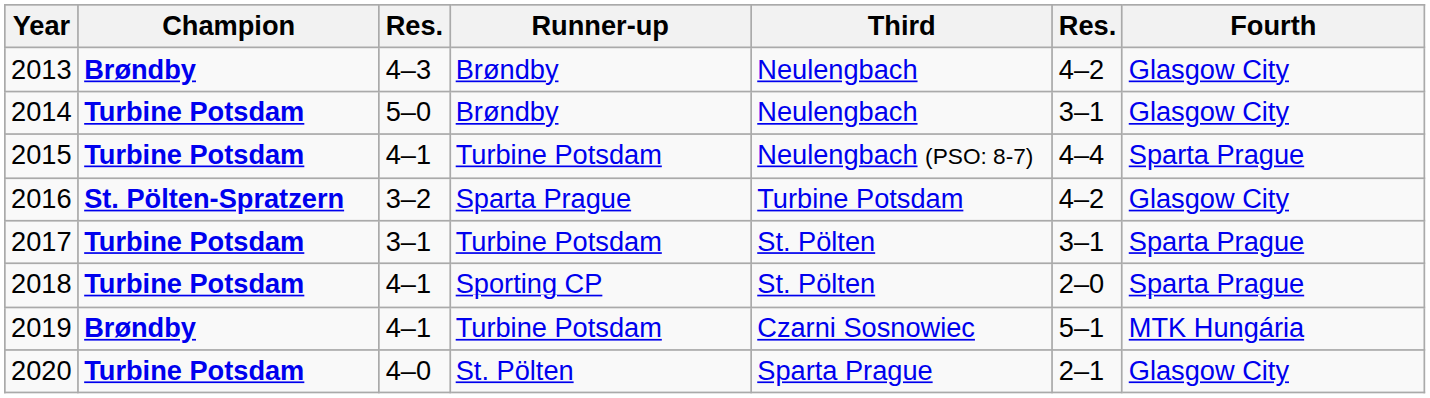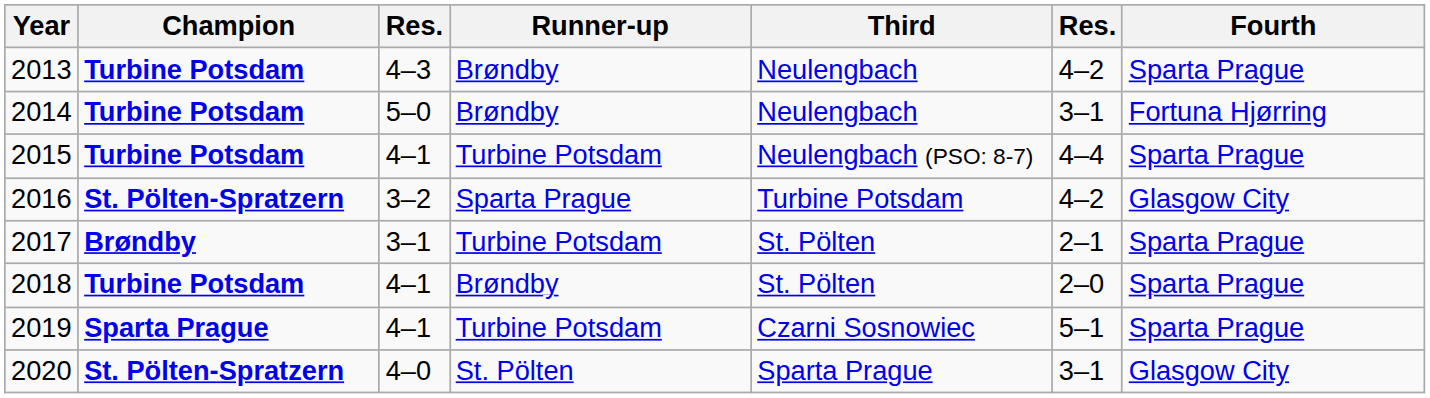(140, 69) Brøndby -> (194, 69) Turbine Potsdam
(1209, 69) Glasgow City -> (1216, 69) Sparta Prague
(1209, 112) Glasgow City -> (1228, 112) Fortuna Hjørring
(194, 241) Turbine Potsdam -> (140, 241) Brøndby
(1081, 241) 3–1 -> (1081, 241) 2–1
(529, 284) Sporting CP -> (507, 284) Brøndby
(140, 328) Brøndby -> (176, 328) Sparta Prague
(1216, 328) MTK Hungária -> (1216, 328) Sparta Prague
(194, 371) Turbine Potsdam -> (214, 371) St. Pölten-Spratzern
(1081, 371) 2–1 -> (1081, 371) 3–1
